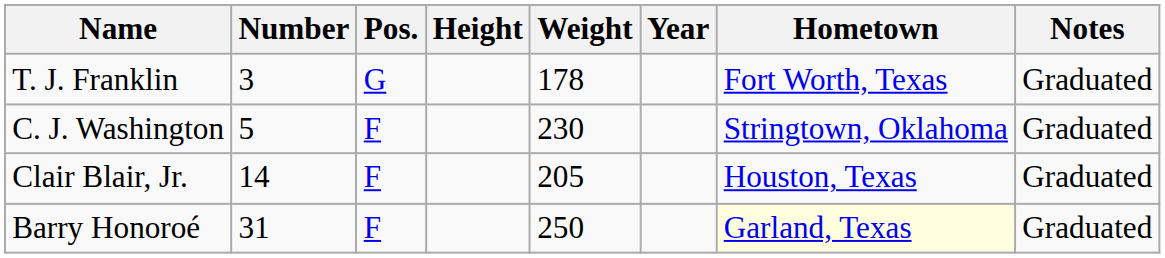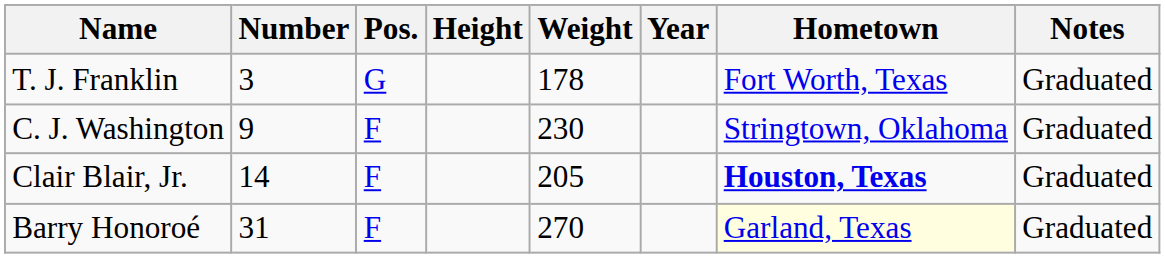(246, 128) 5 -> (246, 128) 9
(820, 177) normal -> (825, 177) bold
(561, 227) 250 -> (561, 227) 270
